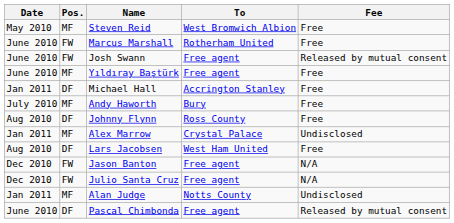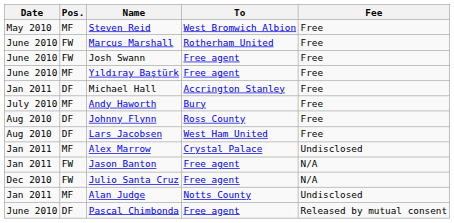(374, 58) Released by mutual consent -> (312, 58) Free
rows swapped: (125, 149) <-> (120, 134)
(29, 165) Dec 2010 -> (29, 165) Jan 2011
